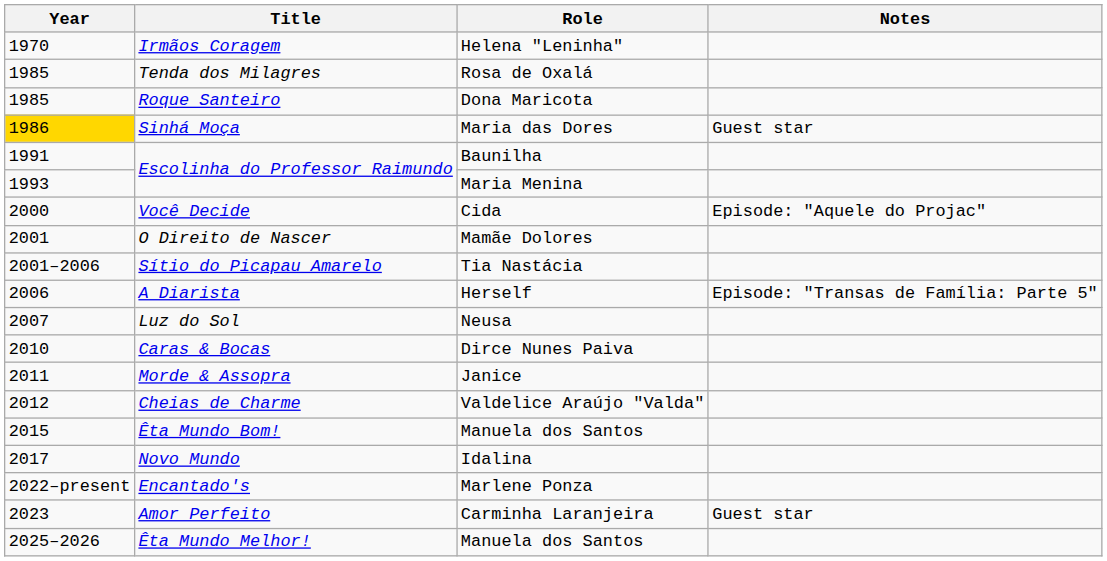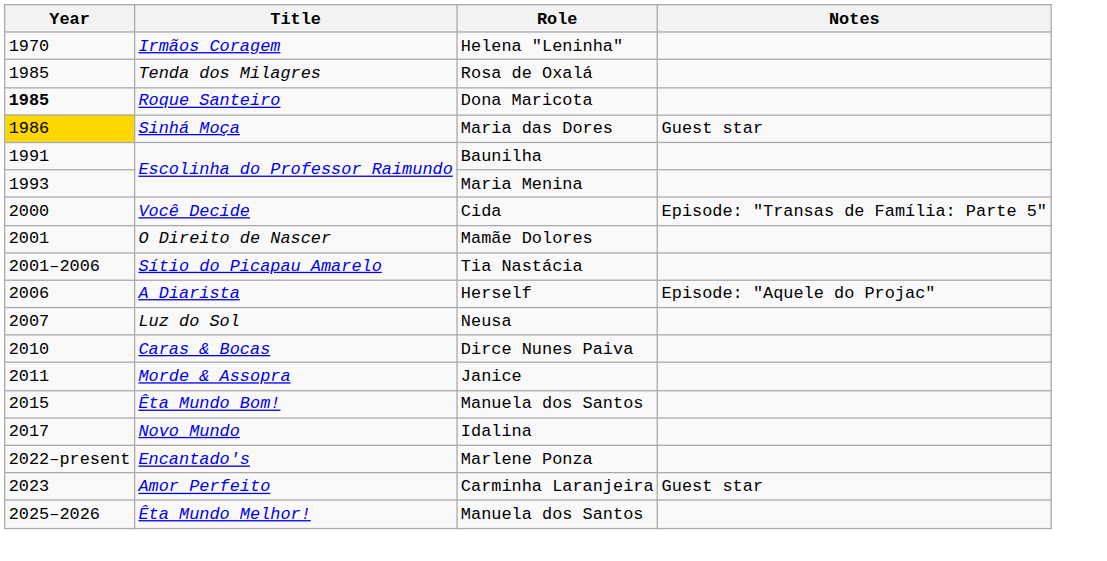(29, 101) normal -> (29, 101) bold
(849, 211) Episode: "Aquele do Projac" -> (854, 211) Episode: "Transas de Família: Parte 5"
(905, 294) Episode: "Transas de Família: Parte 5" -> (799, 294) Episode: "Aquele do Projac"
- row: (220, 404)
